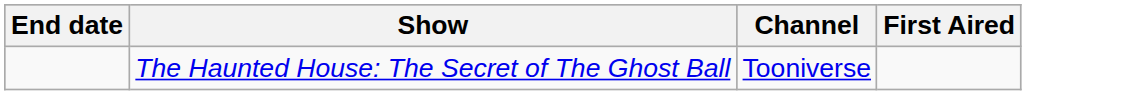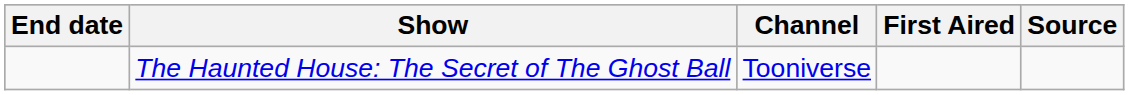+ column: (1072, 25)
